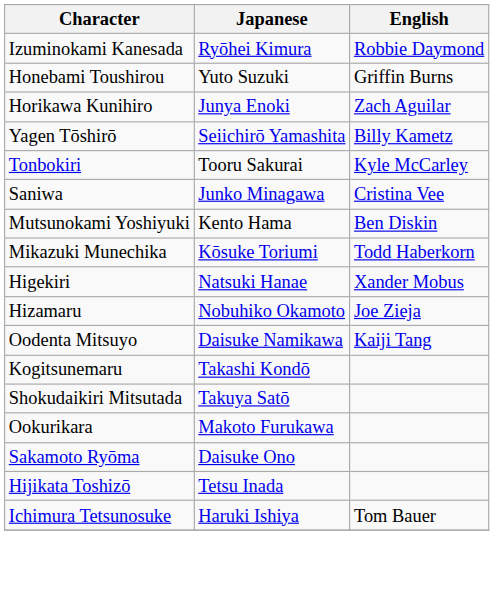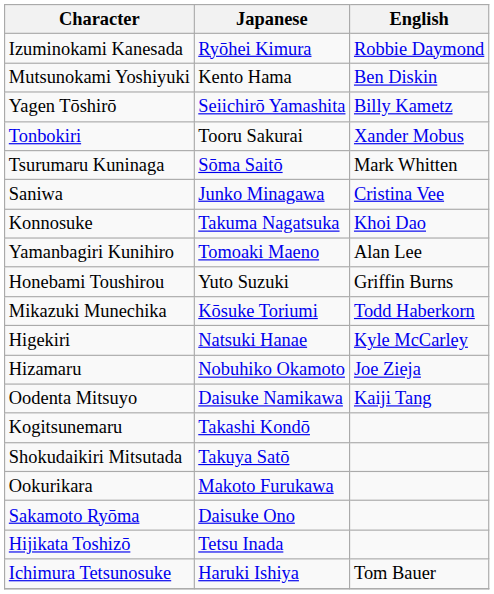rows swapped: (99, 223) <-> (86, 77)
- row: (81, 106)
(411, 164) Kyle McCarley -> (409, 135) Xander Mobus
+ row: (87, 164)
+ row: (51, 223)
+ row: (91, 252)
(409, 281) Xander Mobus -> (411, 340) Kyle McCarley
